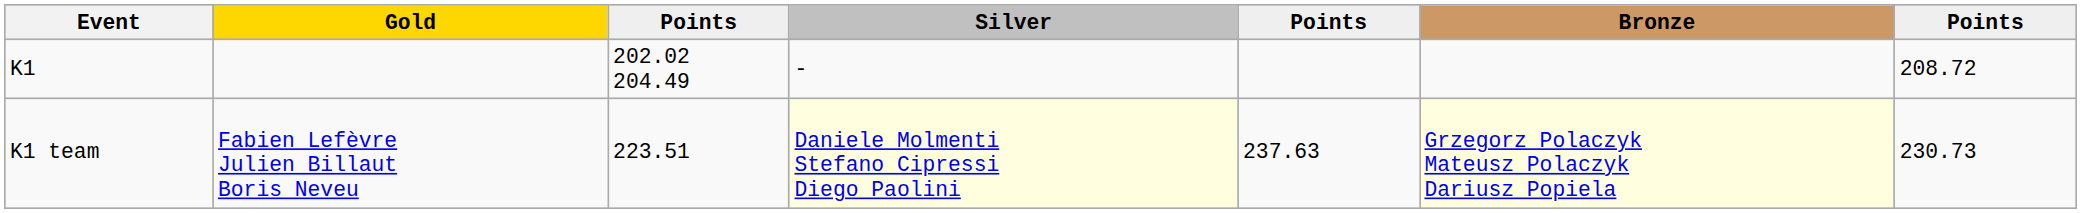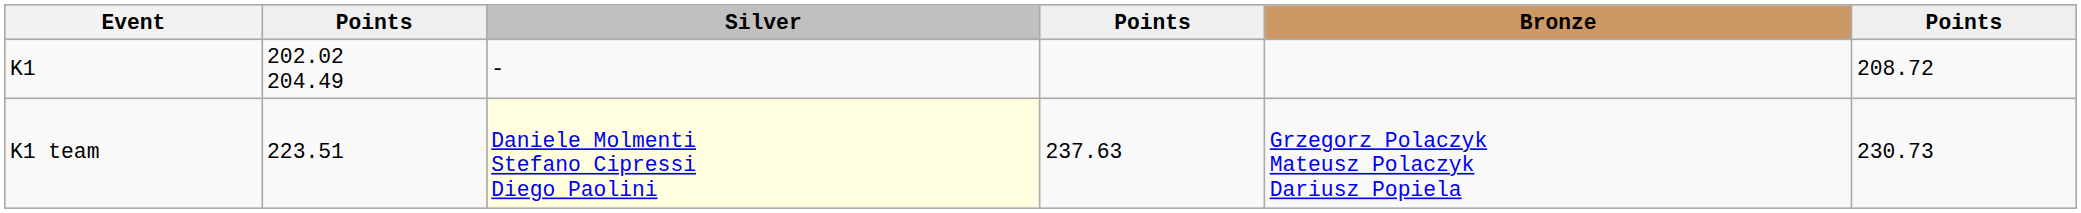- column: (410, 22)
(1533, 165) lightyellow background -> (1378, 165) no background
